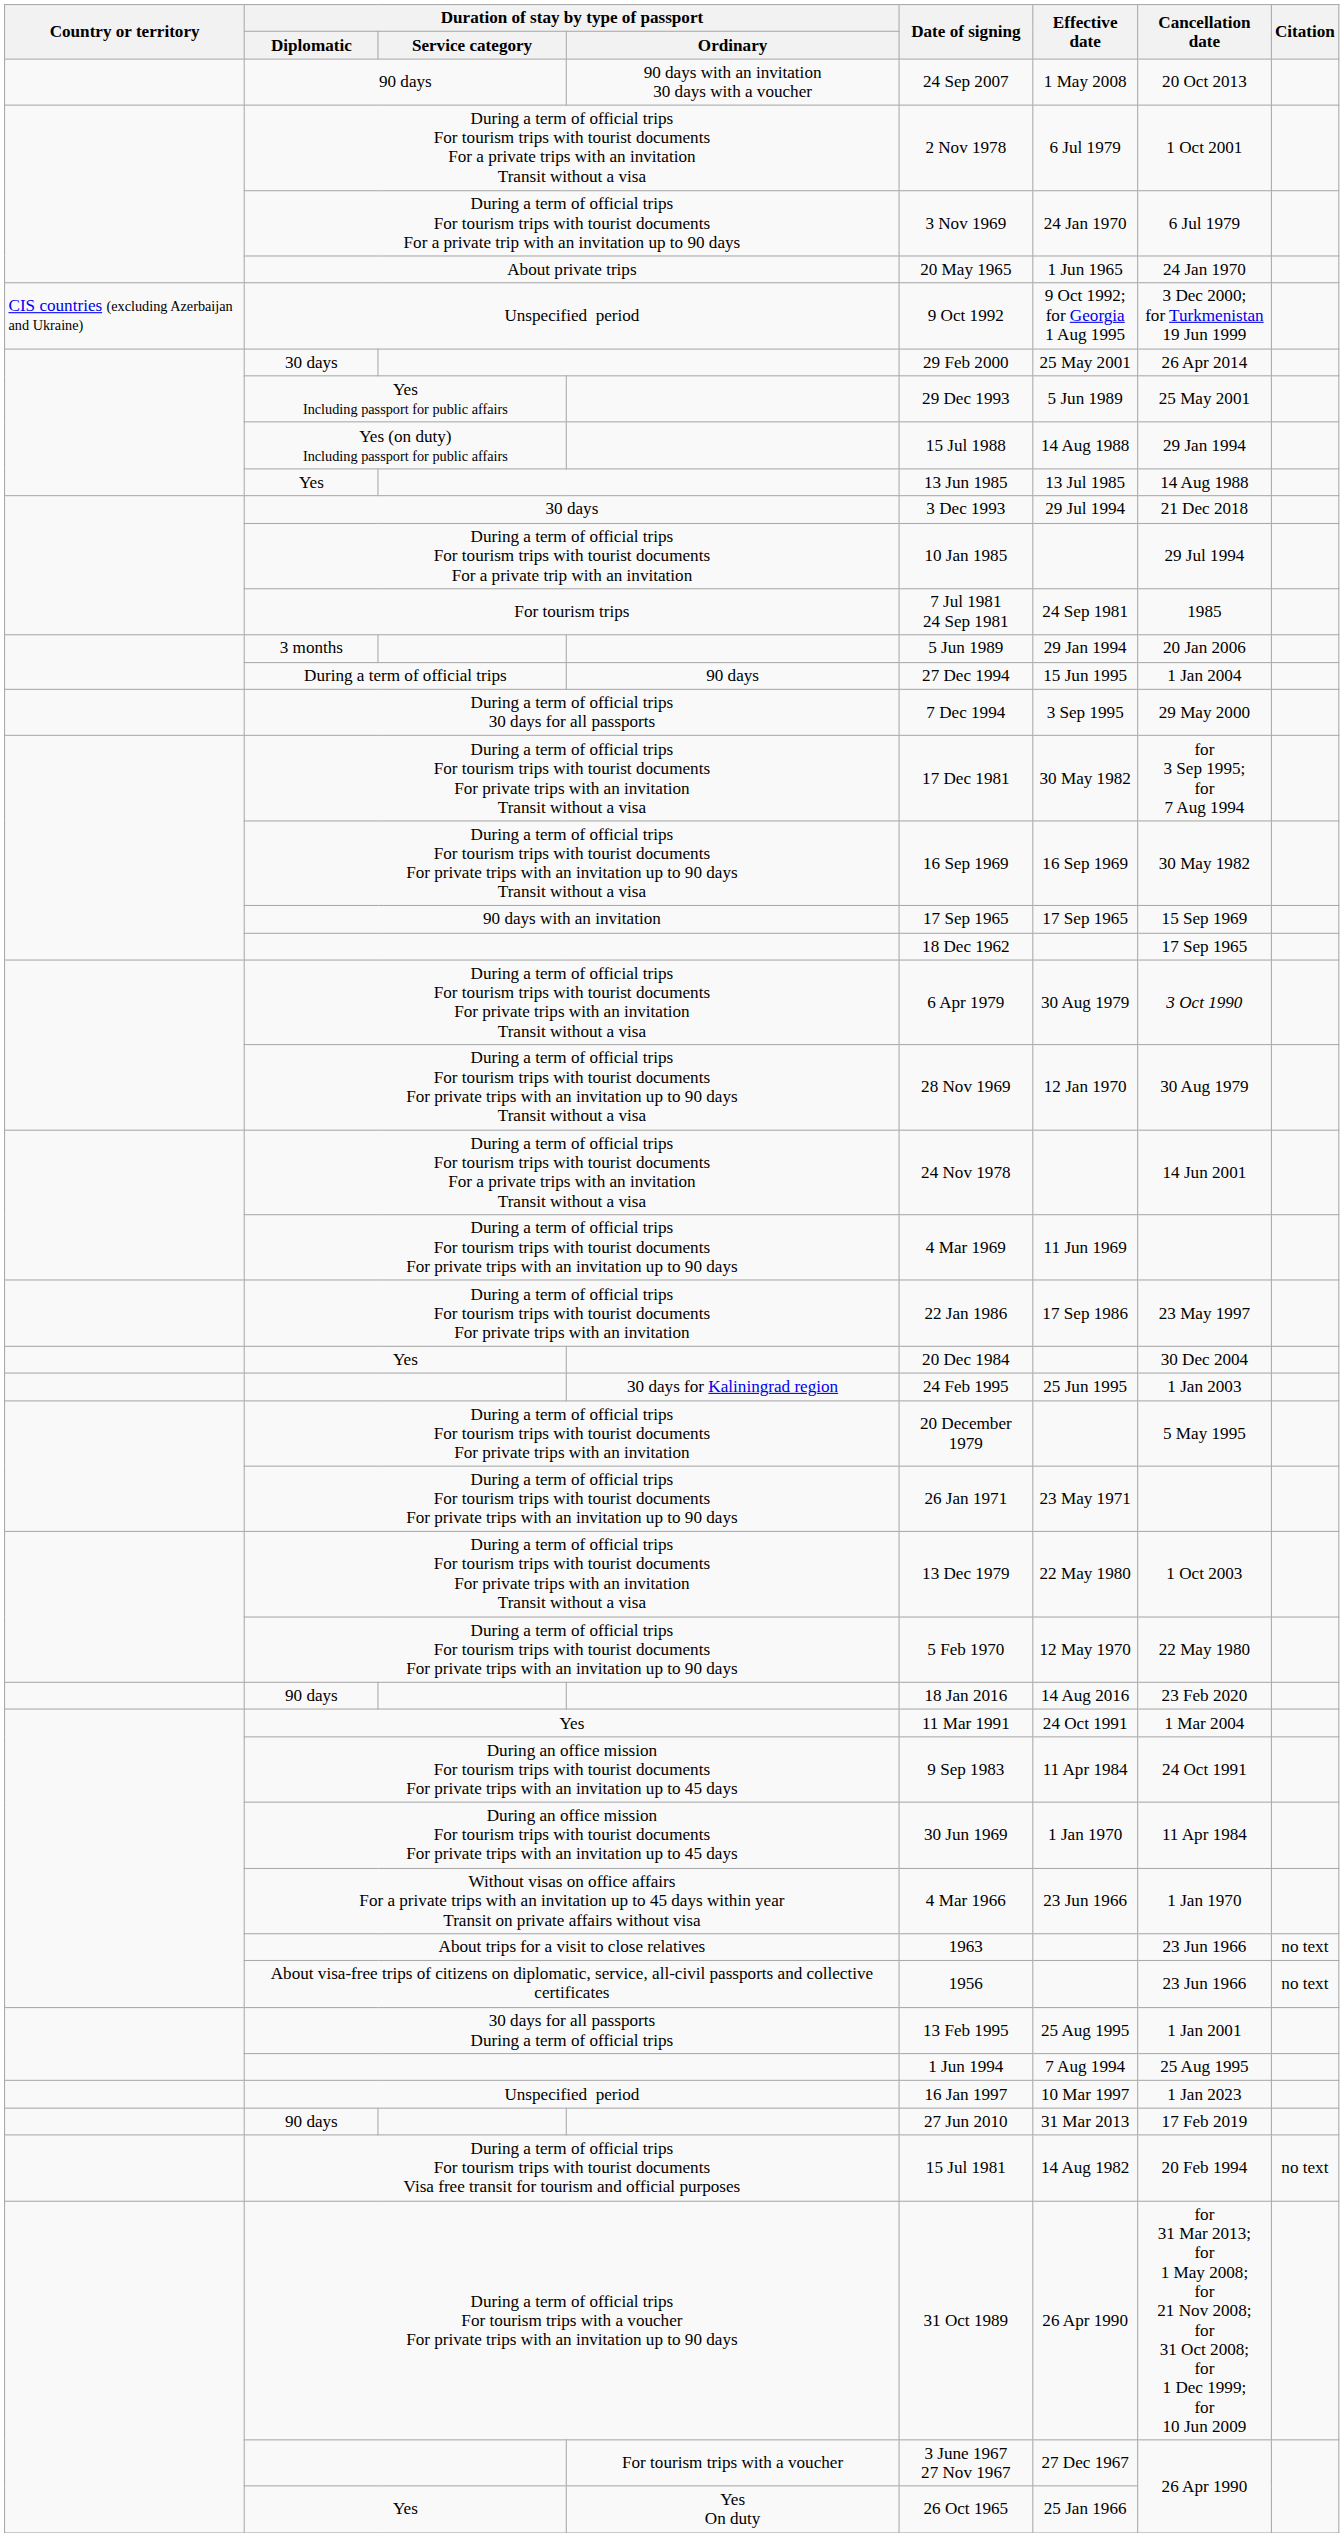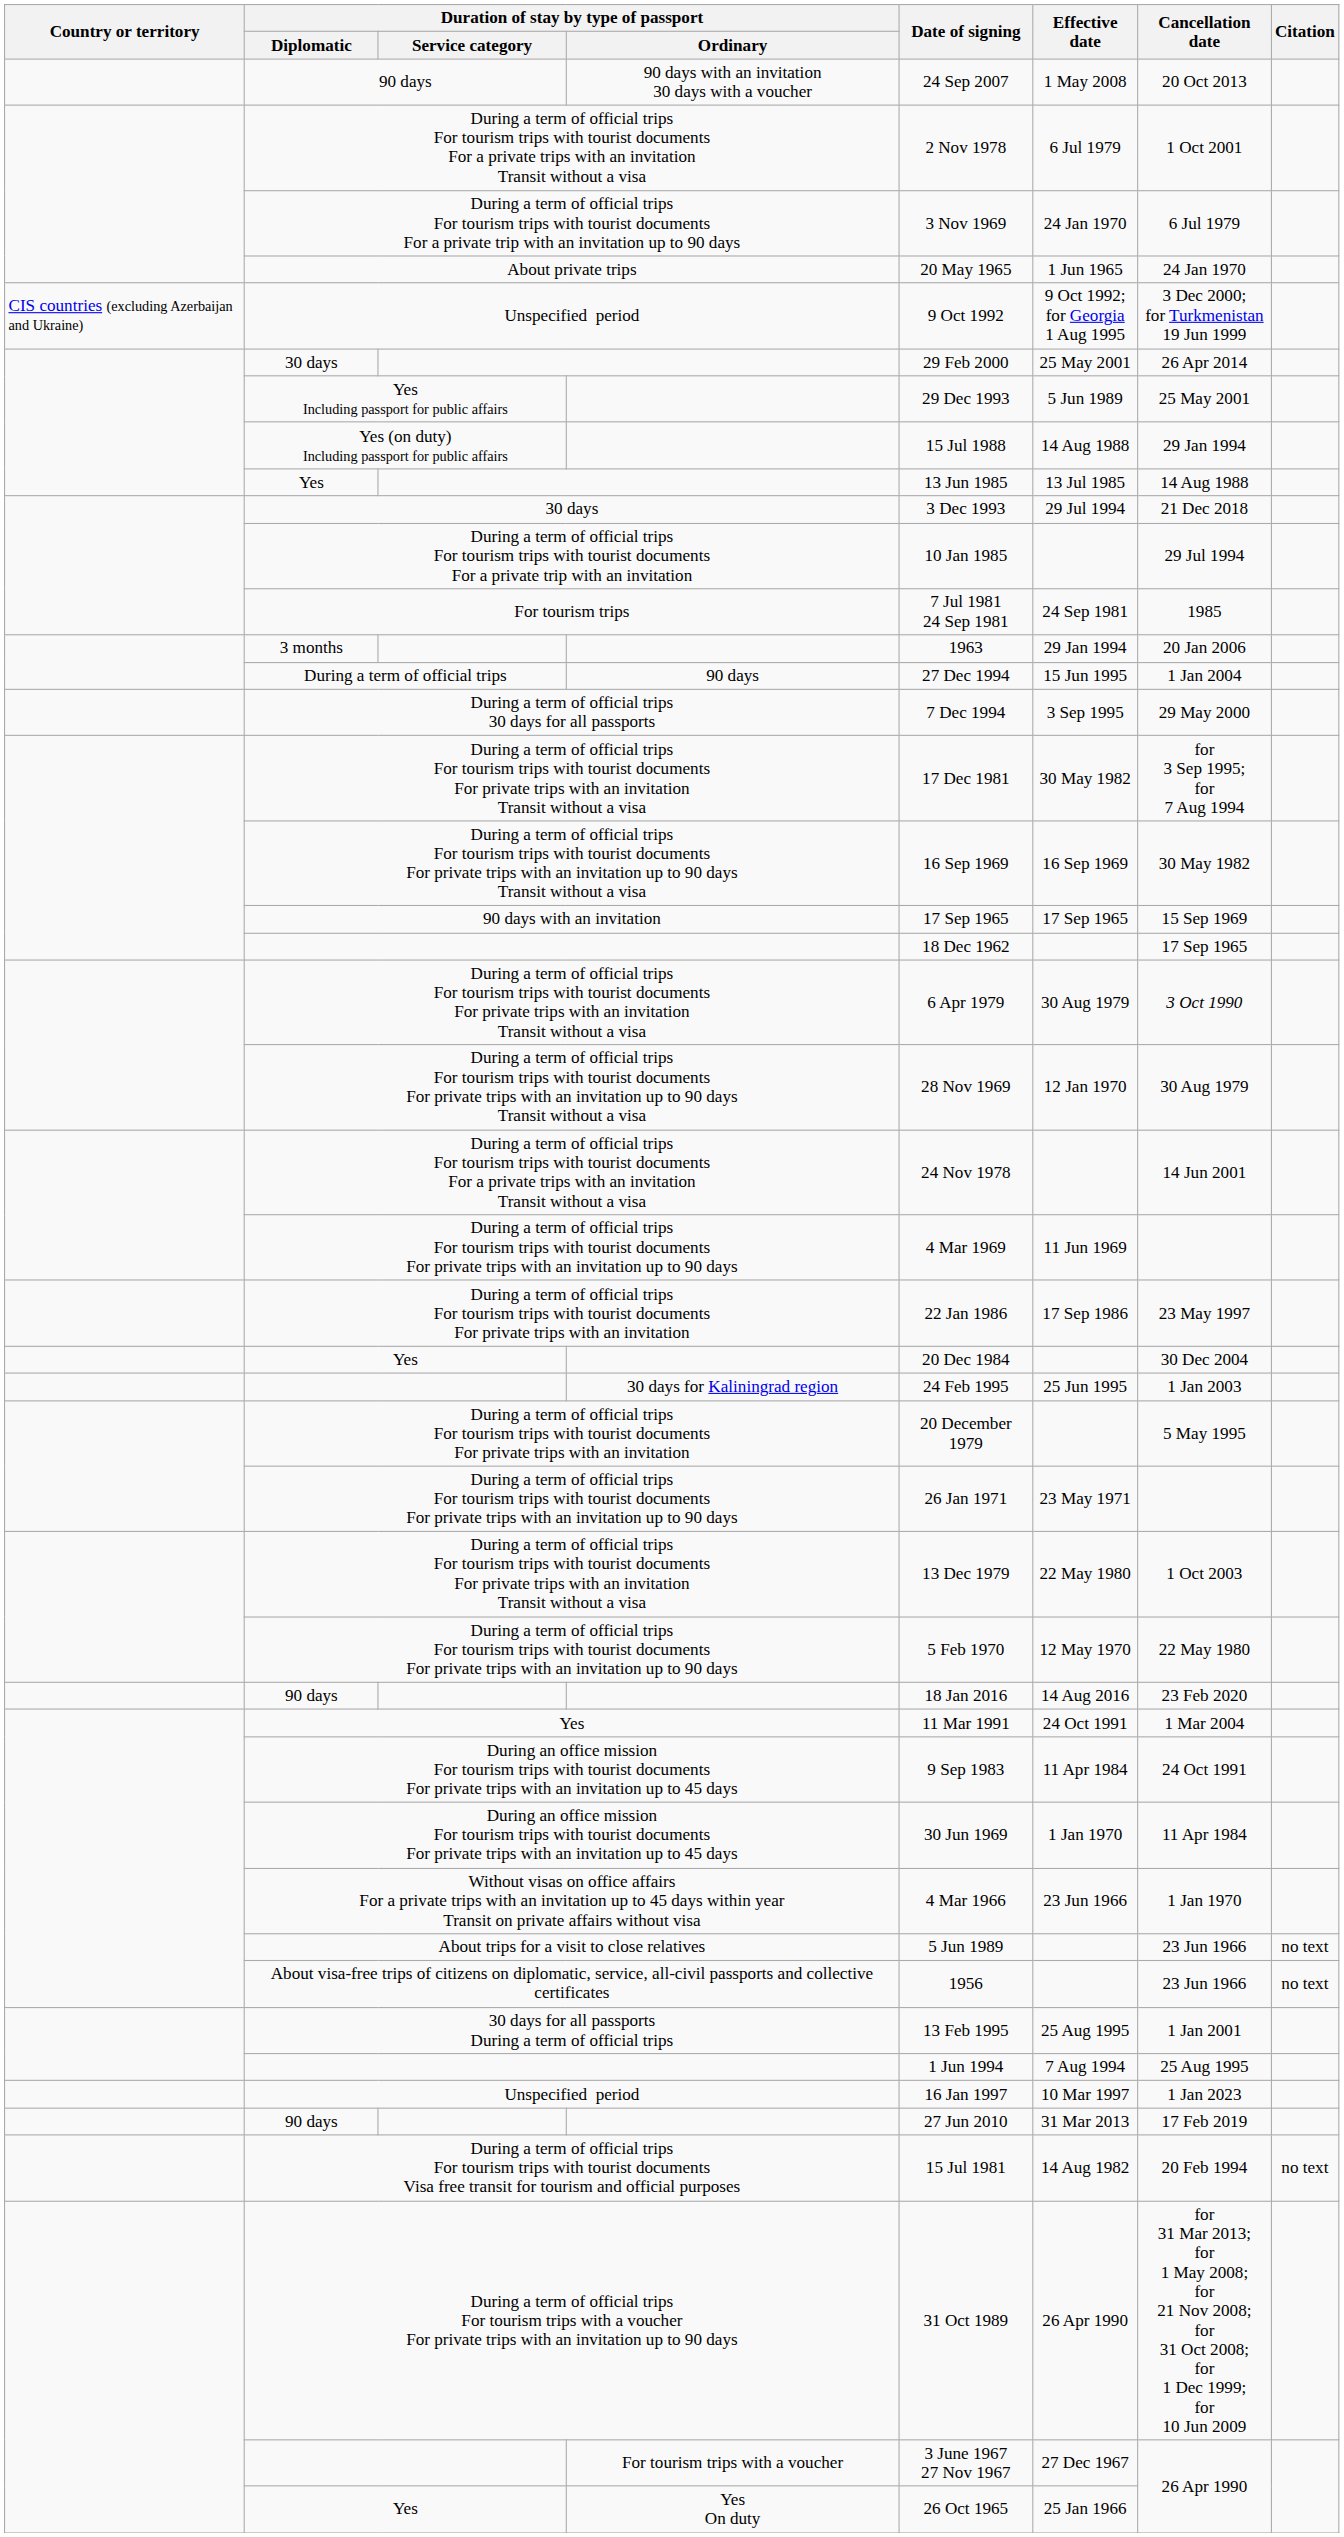(966, 648) 5 Jun 1989 -> (966, 648) 1963
(966, 1947) 1963 -> (966, 1947) 5 Jun 1989
